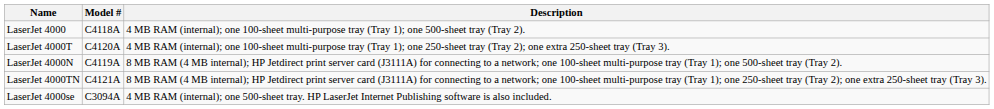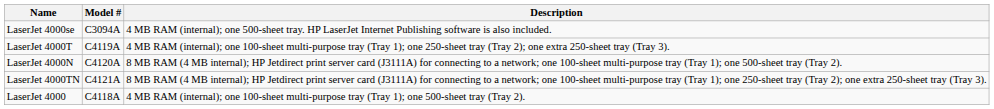rows swapped: (36, 29) <-> (41, 96)
(103, 46) C4120A -> (102, 46) C4119A
(102, 63) C4119A -> (103, 63) C4120A
